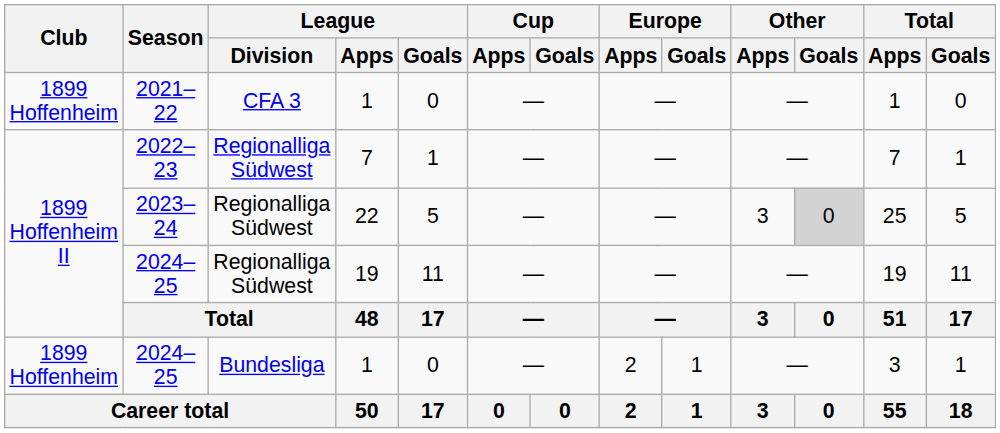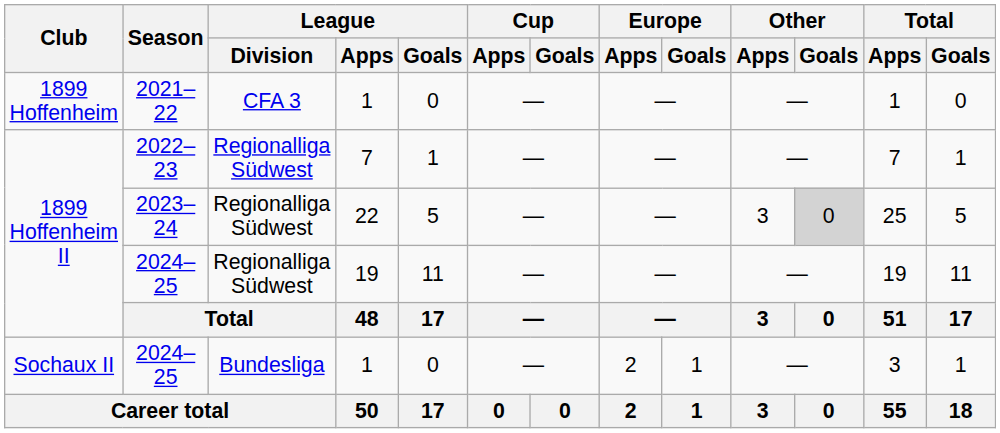(64, 365) 1899 Hoffenheim -> (64, 365) Sochaux II
